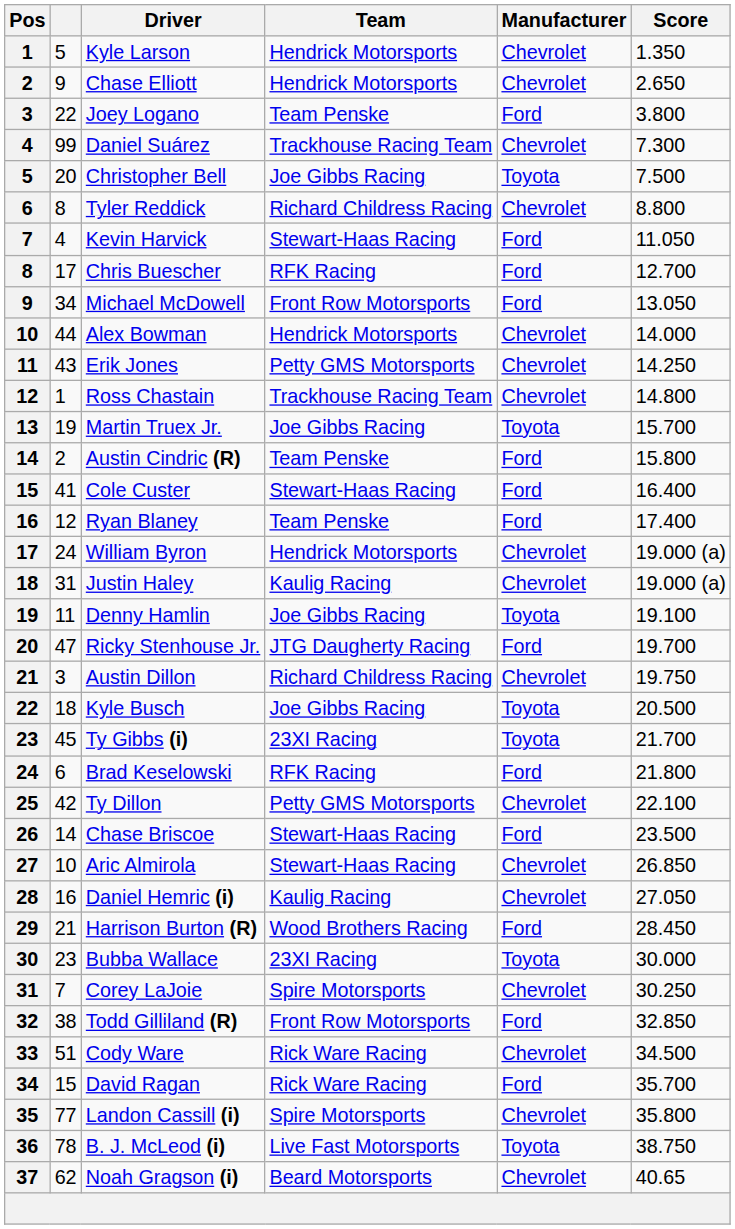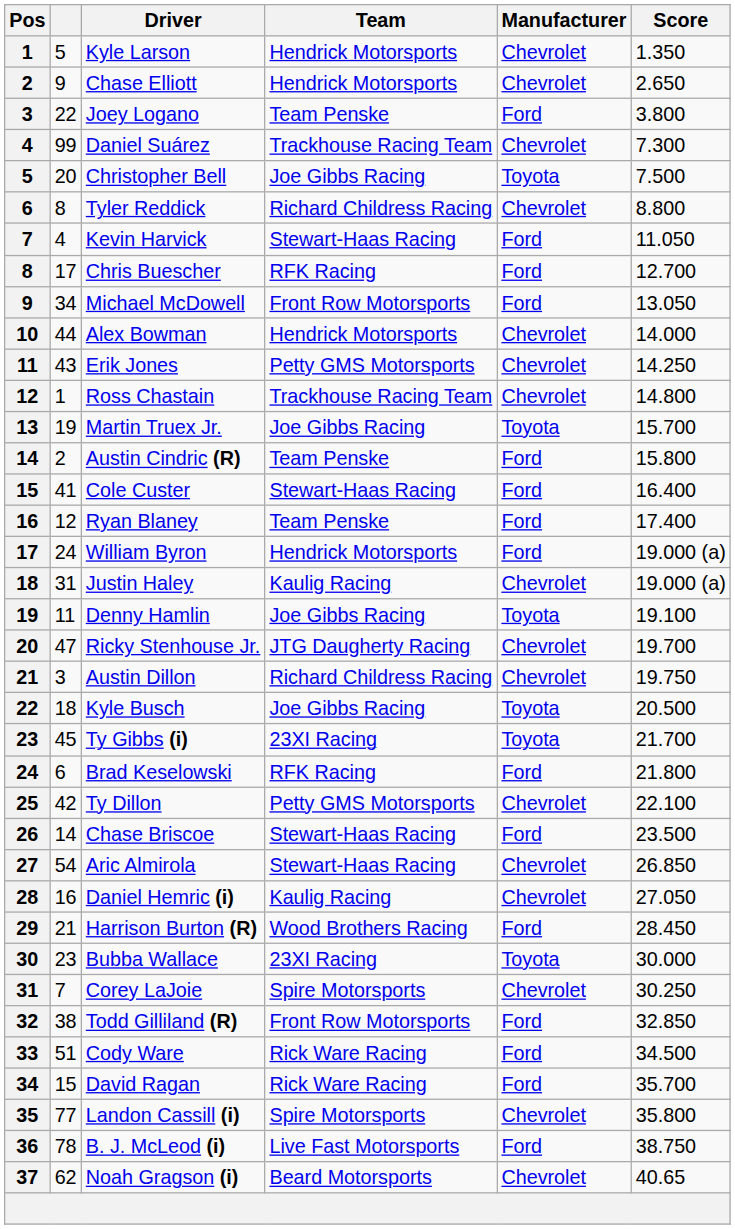(544, 552) Chevrolet -> (522, 552) Ford
(522, 646) Ford -> (544, 646) Chevrolet
(66, 865) 10 -> (66, 865) 54
(544, 1053) Chevrolet -> (522, 1053) Ford
(531, 1147) Toyota -> (522, 1147) Ford
